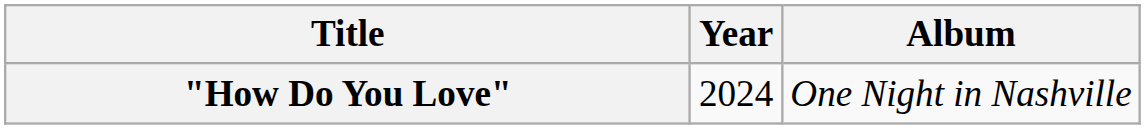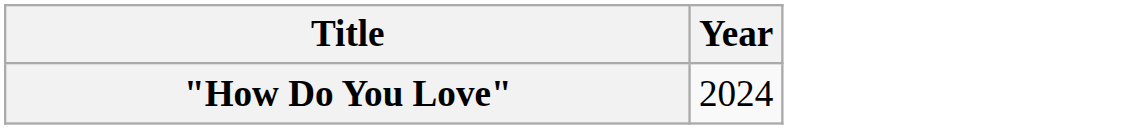- column: (961, 33)
